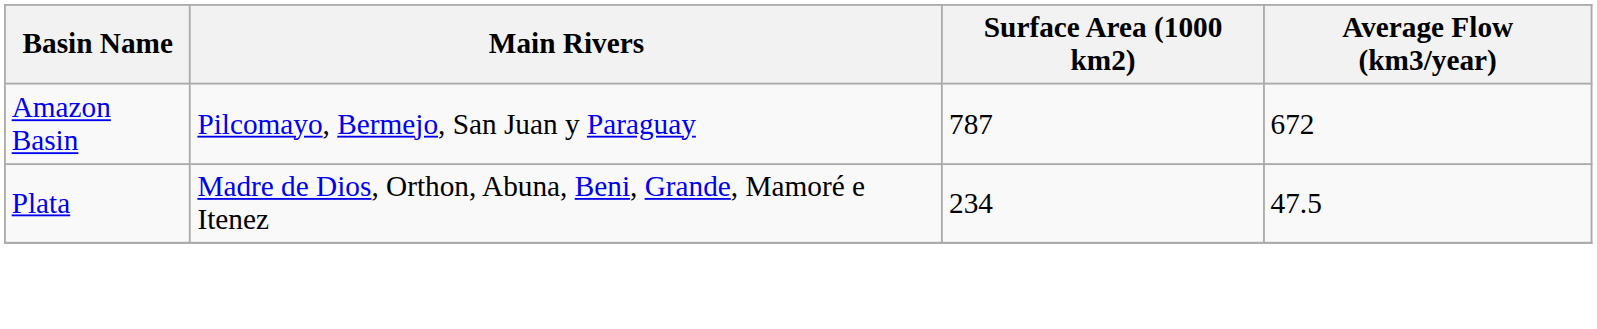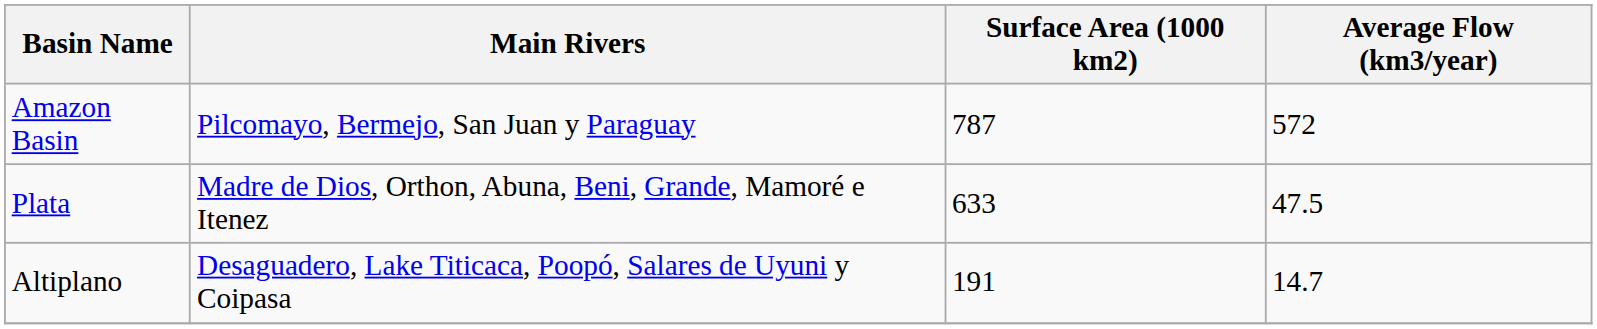(1293, 123) 672 -> (1294, 123) 572
(971, 202) 234 -> (974, 202) 633
+ row: (67, 282)
